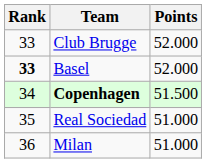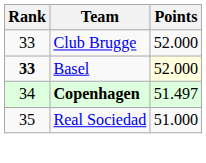(176, 68) no background -> (176, 68) lightyellow background
(176, 94) 51.500 -> (176, 94) 51.497
- row: (73, 145)
